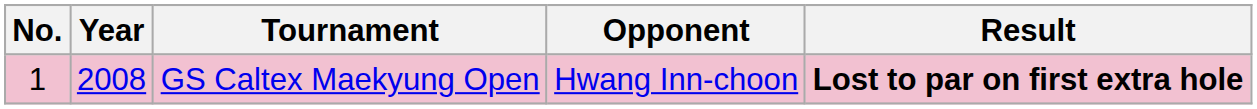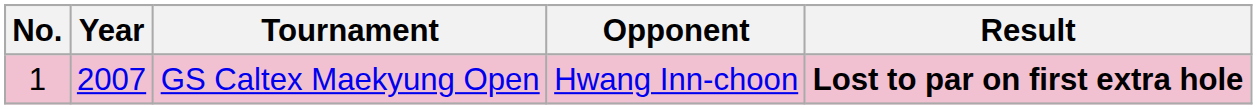(112, 79) 2008 -> (112, 79) 2007
